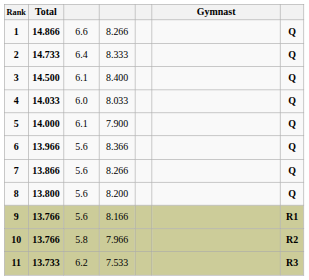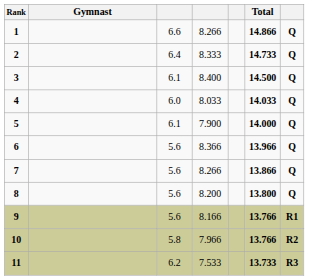columns swapped: (216, 12) <-> (46, 12)
